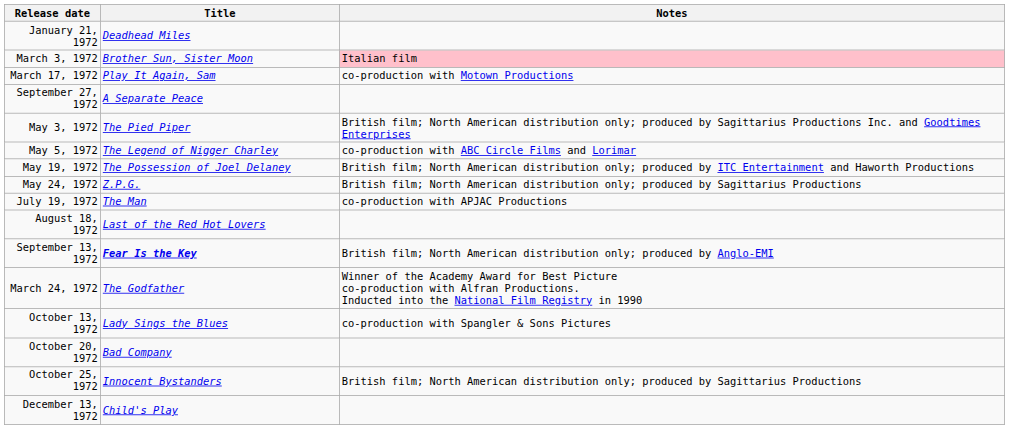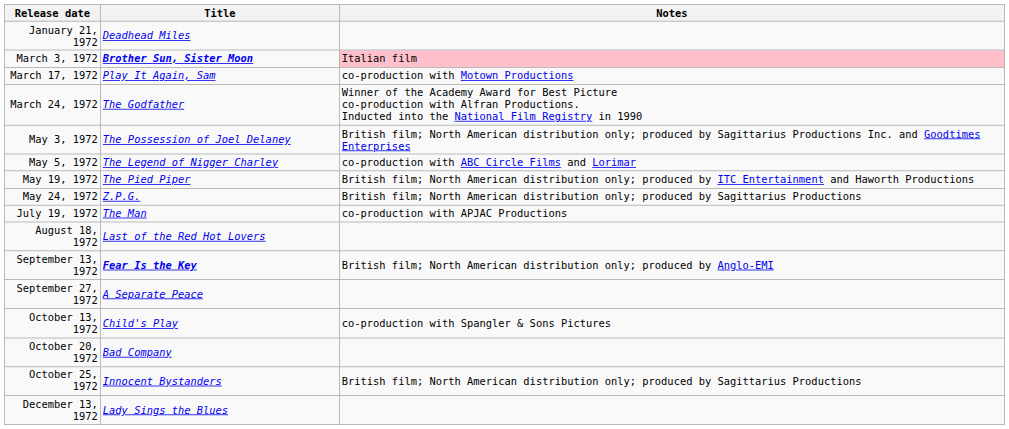(178, 59) normal -> (178, 59) bold
rows swapped: (54, 288) <-> (57, 99)
(147, 128) The Pied Piper -> (197, 140) The Possession of Joel Delaney
(197, 168) The Possession of Joel Delaney -> (147, 180) The Pied Piper
(165, 323) Lady Sings the Blues -> (140, 323) Child's Play
(140, 410) Child's Play -> (165, 410) Lady Sings the Blues
